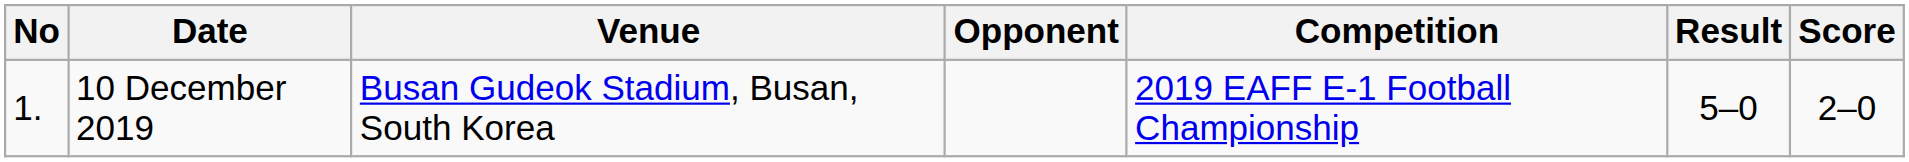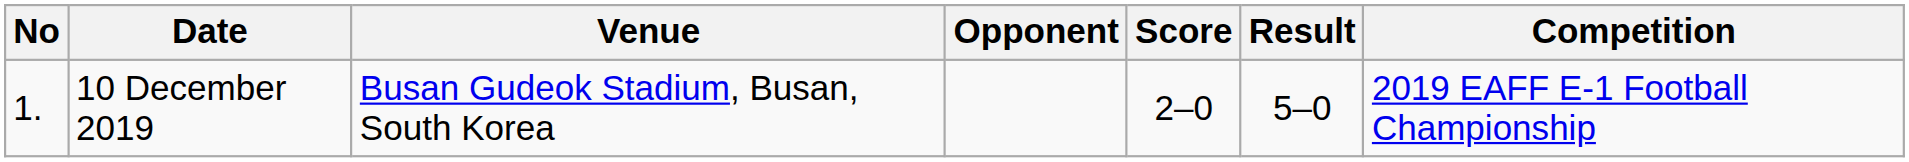columns swapped: (1847, 32) <-> (1397, 32)
